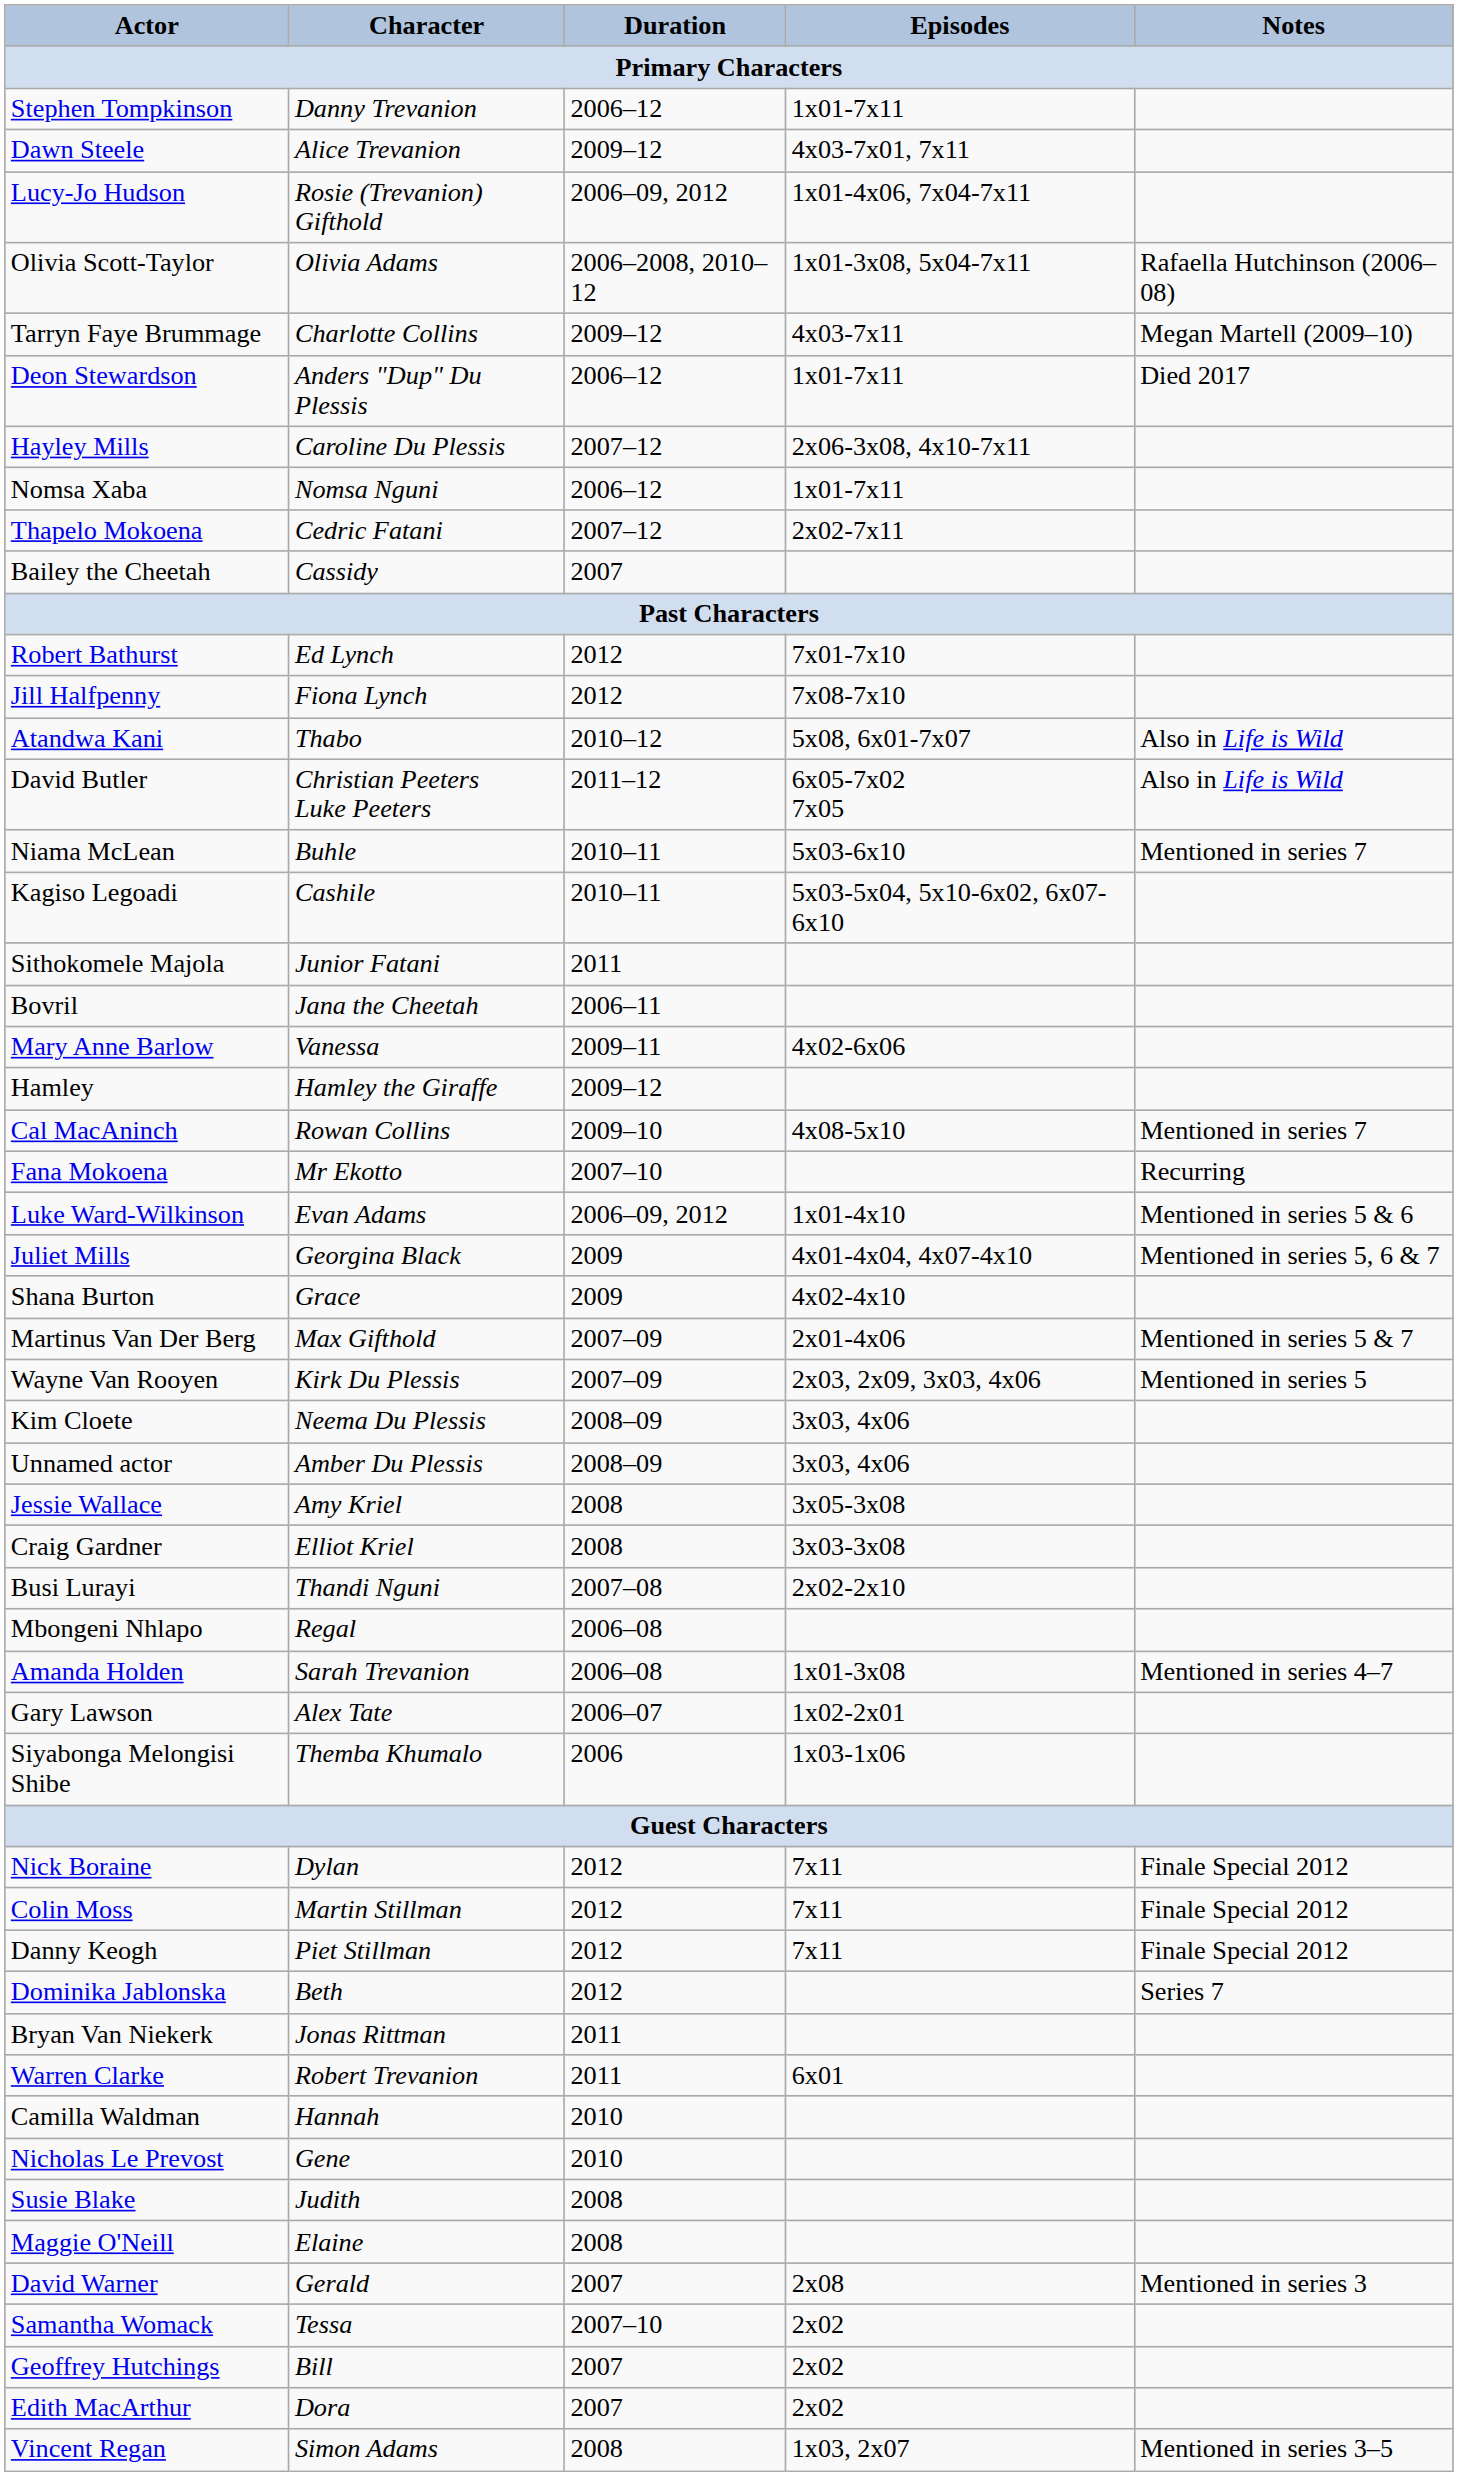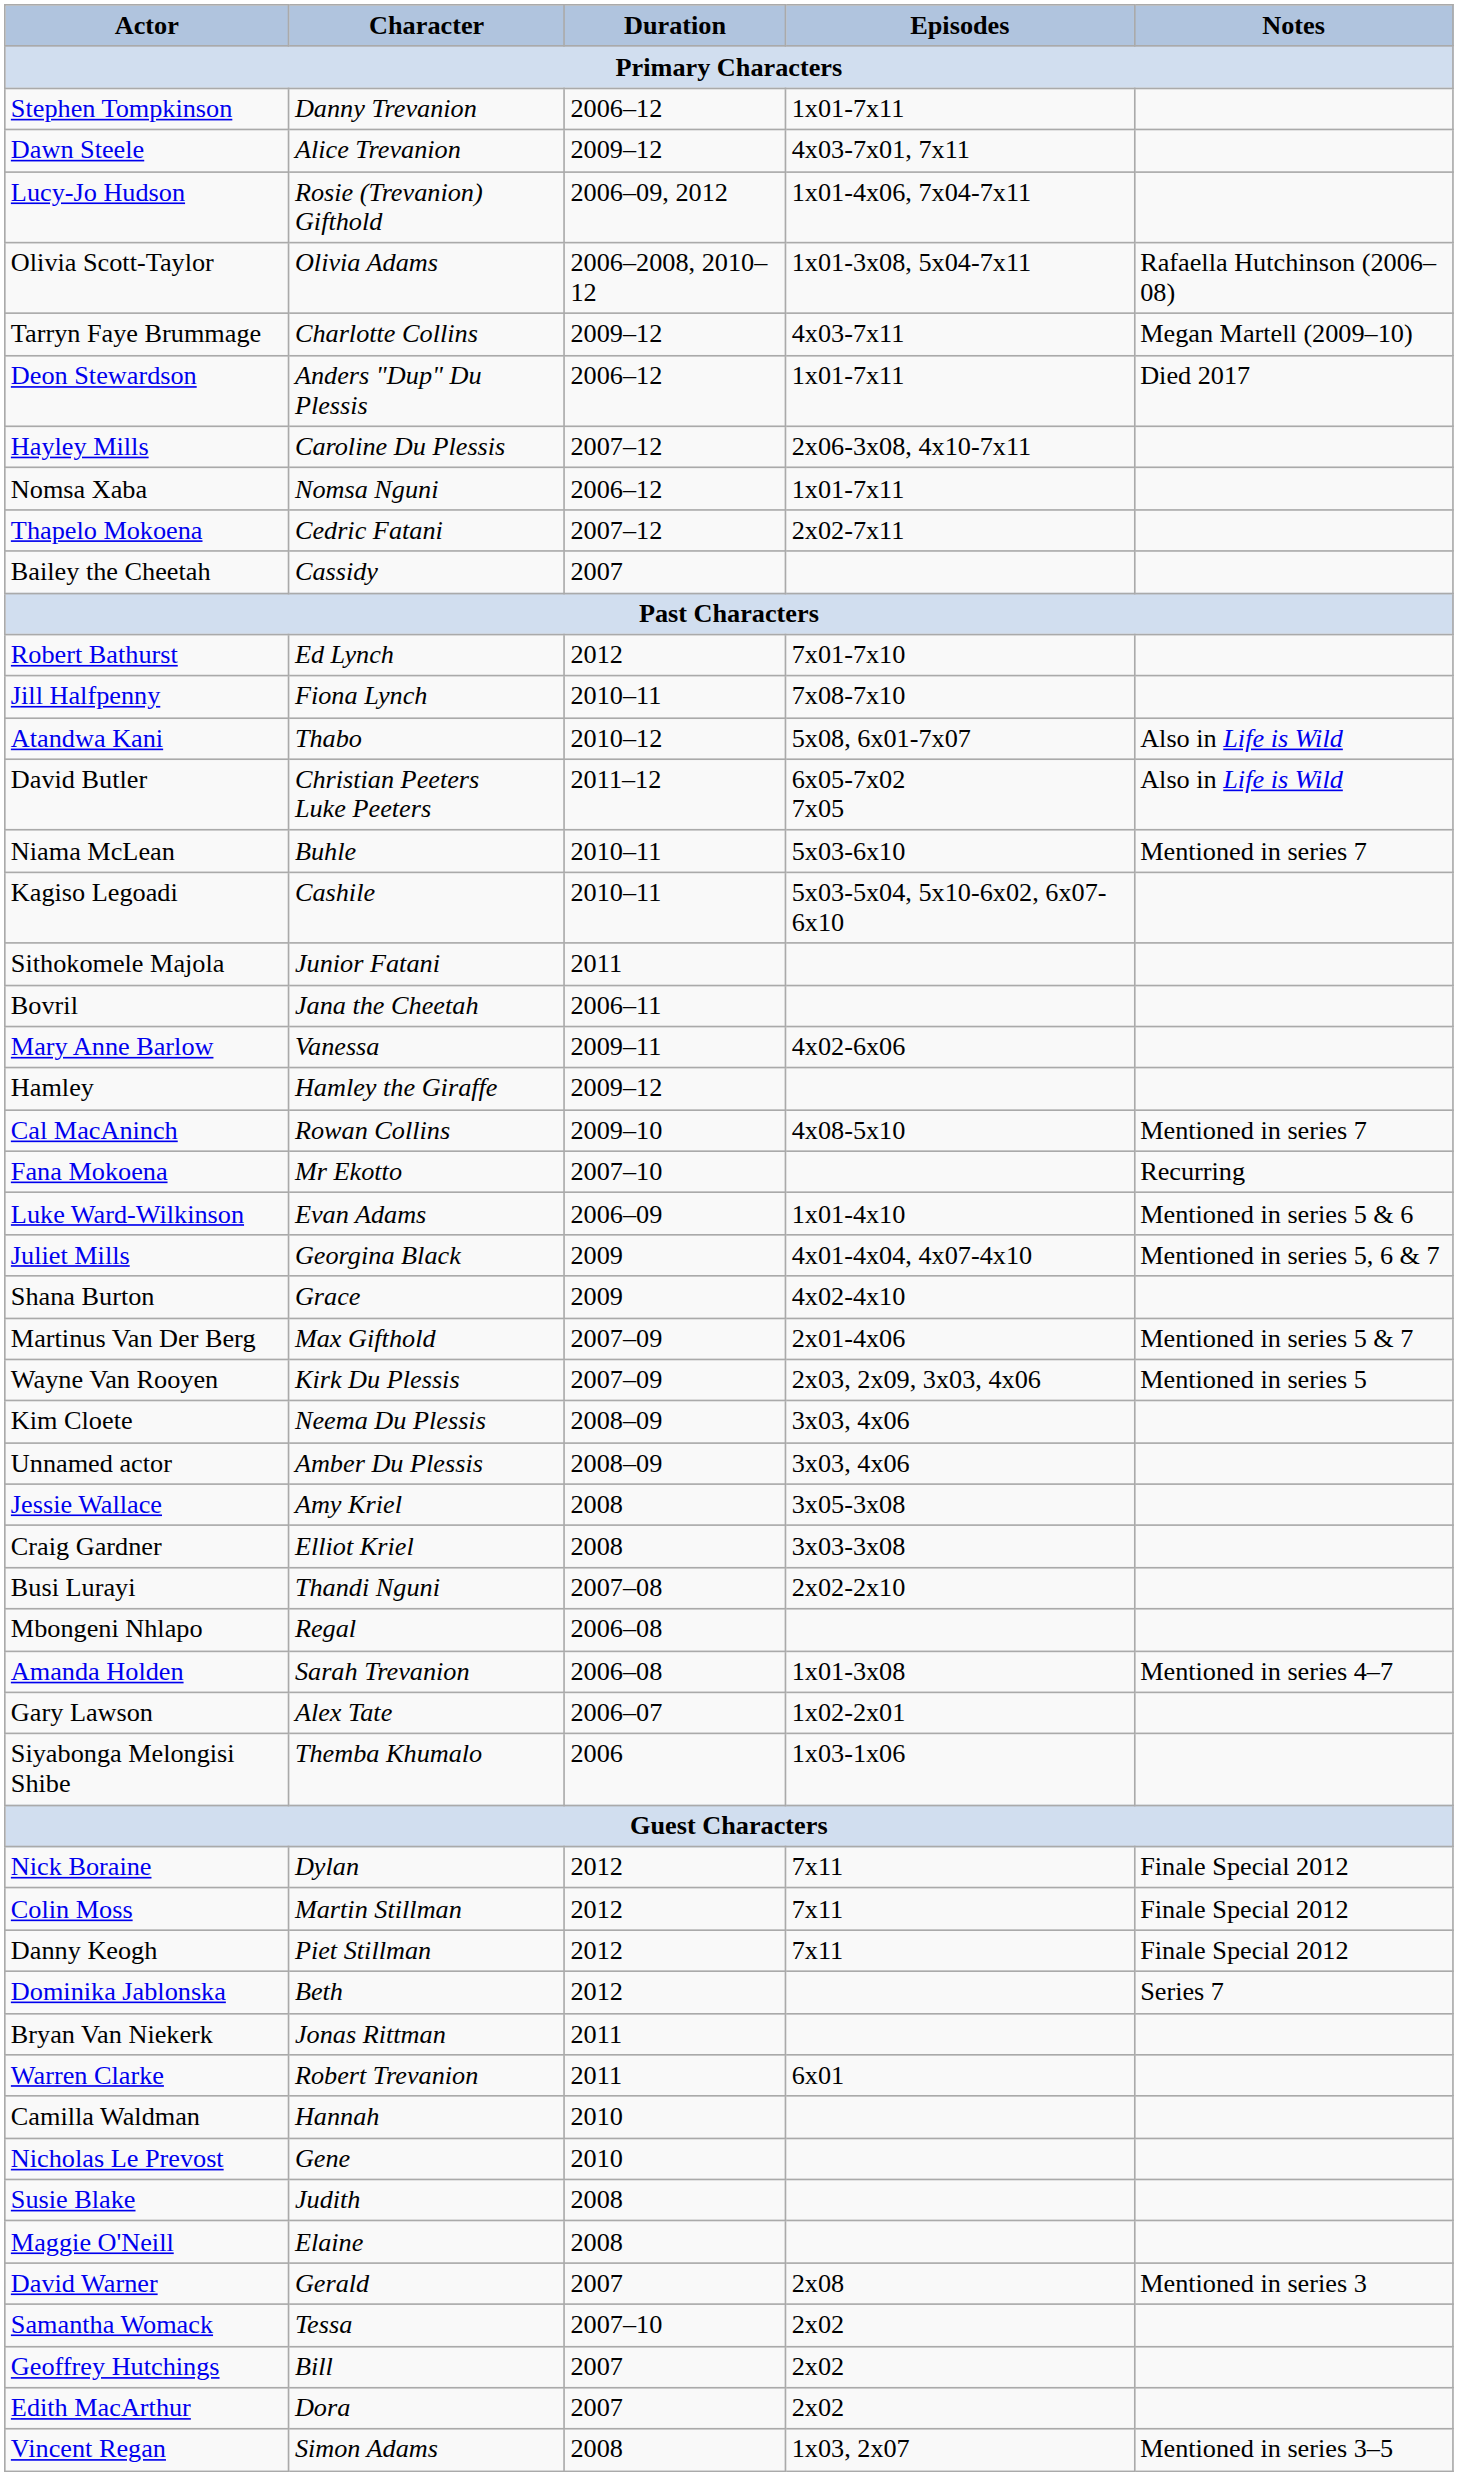(597, 696) 2012 -> (616, 696) 2010–11
(649, 1213) 2006–09, 2012 -> (616, 1213) 2006–09
